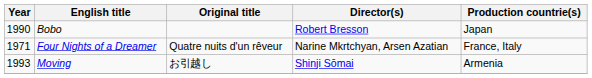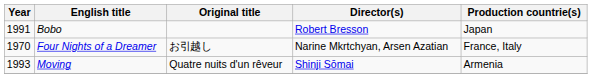(19, 29) 1990 -> (19, 29) 1991
(19, 46) 1971 -> (19, 47) 1970
(226, 46) Quatre nuits d'un rêveur -> (190, 47) お引越し
(190, 63) お引越し -> (226, 65) Quatre nuits d'un rêveur
